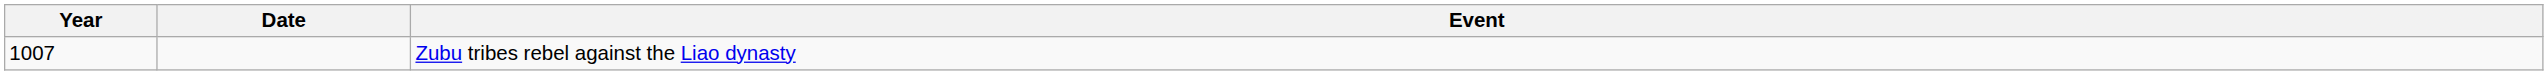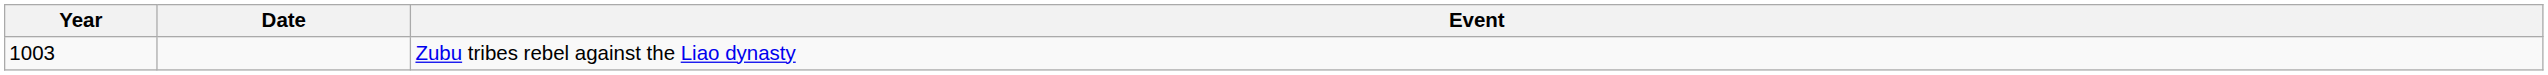(32, 53) 1007 -> (32, 53) 1003
